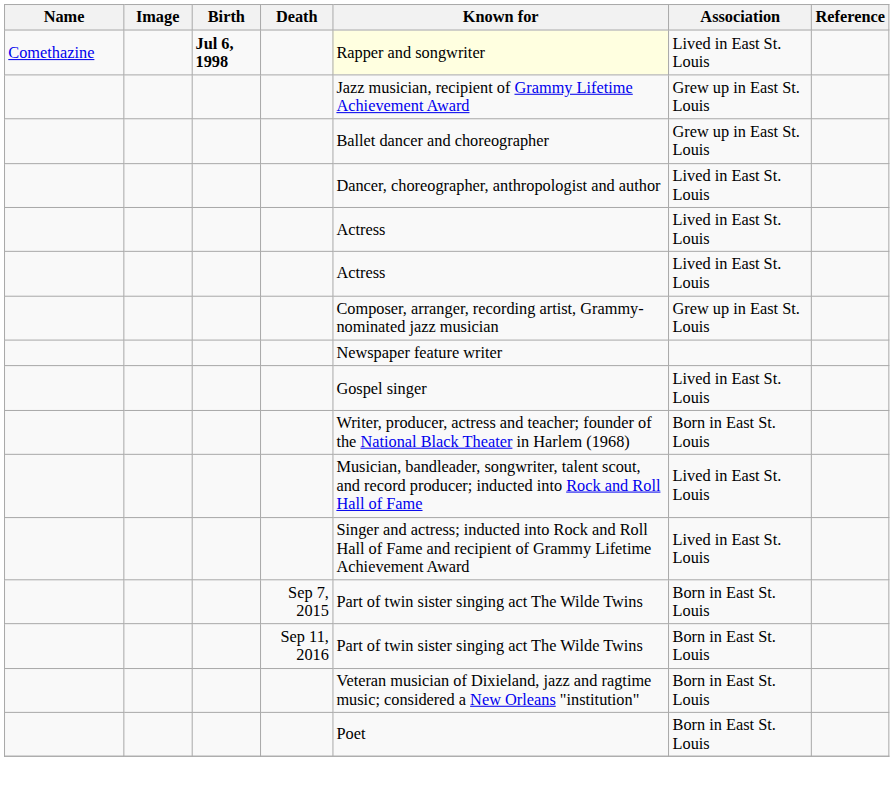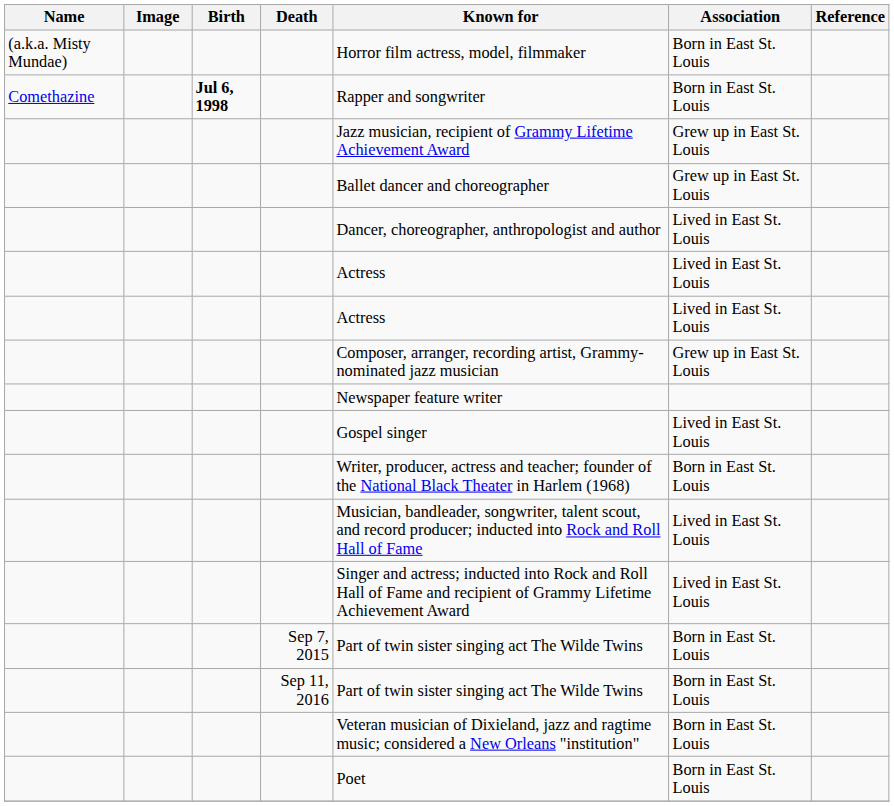+ row: (50, 52)
(411, 52) lightyellow background -> (411, 96) no background
(727, 52) Lived in East St. Louis -> (724, 96) Born in East St. Louis
